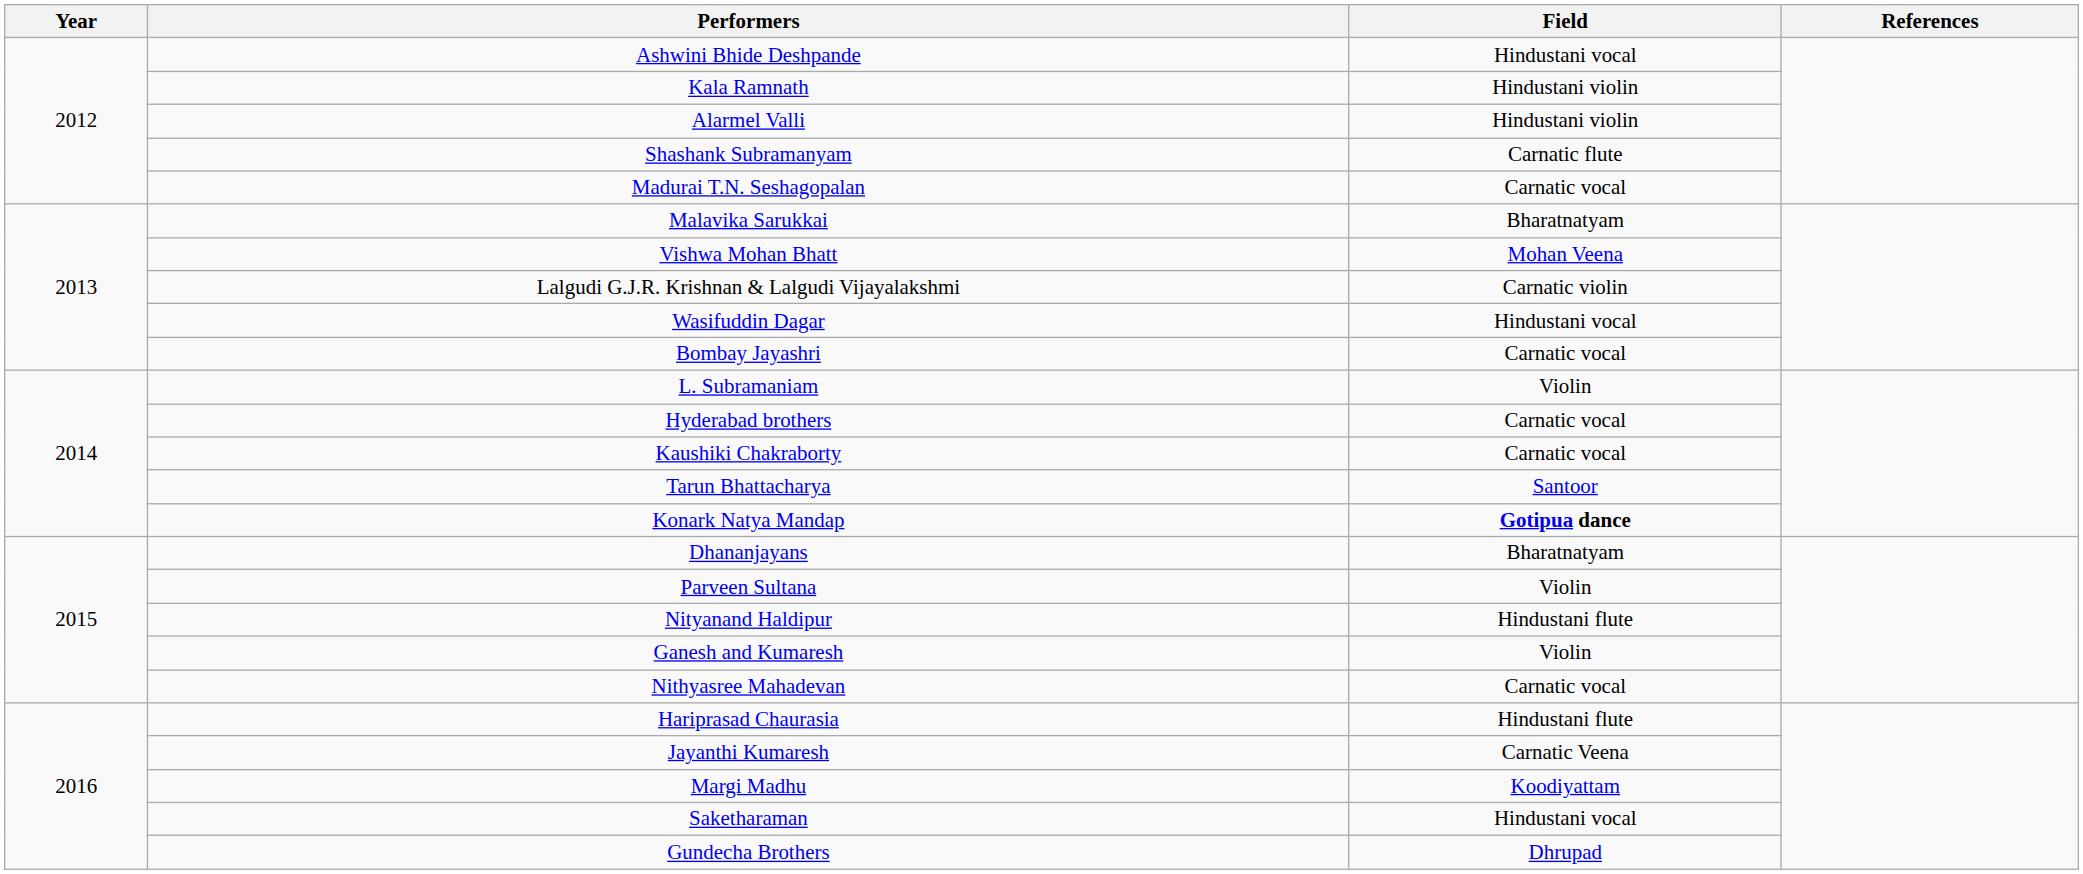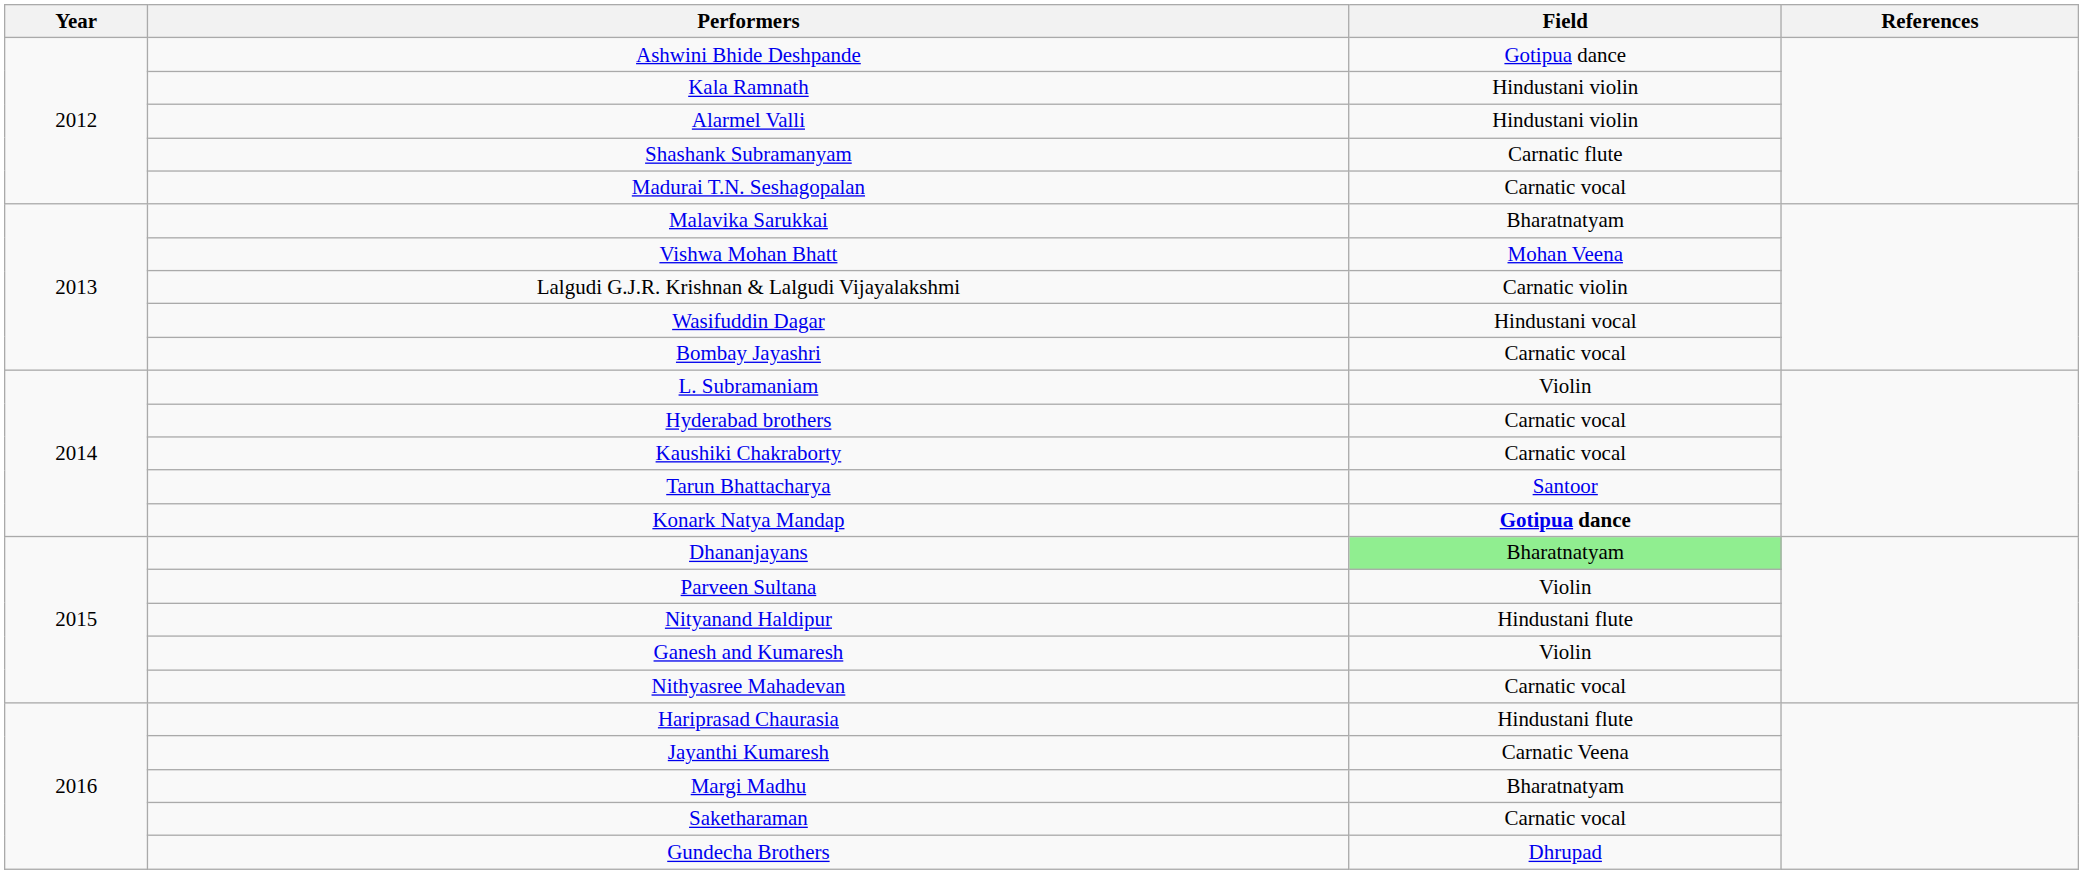(1565, 54) Hindustani vocal -> (1565, 54) Gotipua dance
(1565, 552) no background -> (1565, 552) lightgreen background
(1565, 785) Koodiyattam -> (1565, 785) Bharatnatyam
(1565, 818) Hindustani vocal -> (1565, 818) Carnatic vocal
